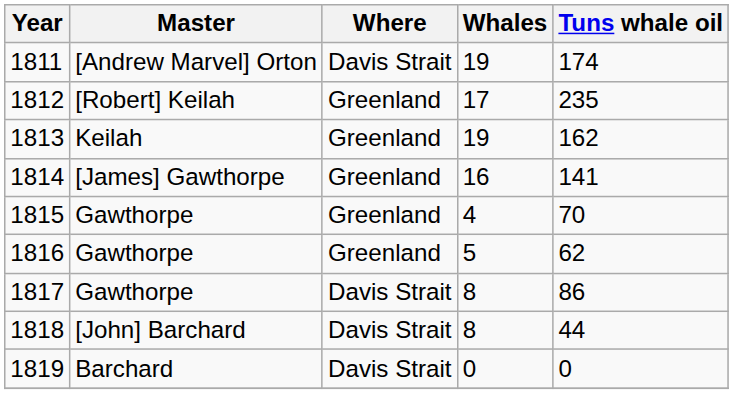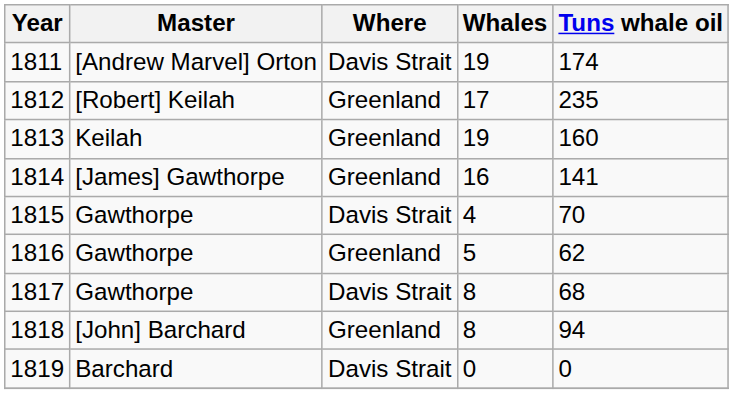(579, 138) 162 -> (579, 138) 160
(384, 215) Greenland -> (390, 215) Davis Strait
(572, 291) 86 -> (572, 291) 68
(390, 330) Davis Strait -> (384, 330) Greenland
(572, 330) 44 -> (572, 330) 94
